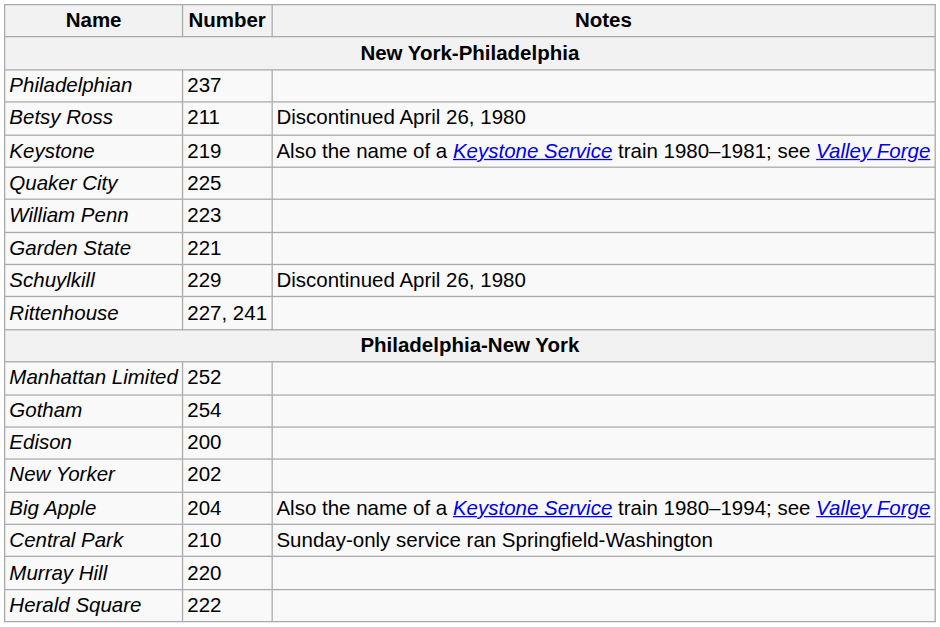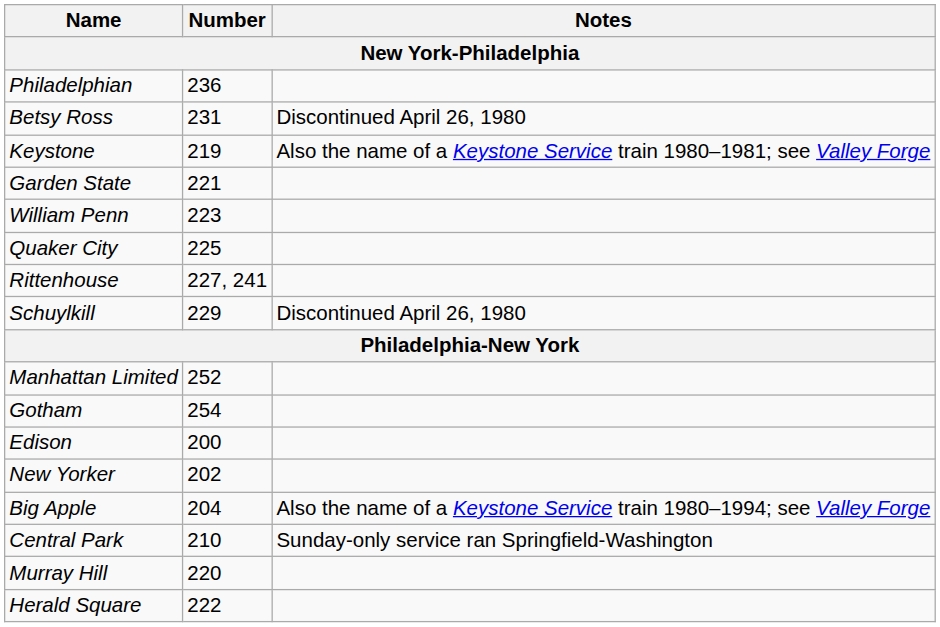(204, 85) 237 -> (204, 85) 236
(204, 118) 211 -> (204, 118) 231
rows swapped: (70, 248) <-> (63, 183)
rows swapped: (64, 313) <-> (52, 280)
